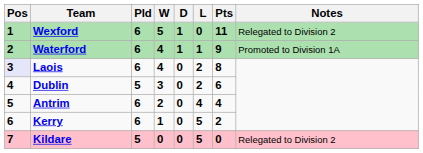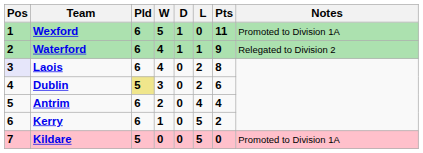(287, 32) Relegated to Division 2 -> (289, 32) Promoted to Division 1A
(289, 50) Promoted to Division 1A -> (287, 50) Relegated to Division 2
(137, 85) no background -> (137, 85) khaki background
(287, 140) Relegated to Division 2 -> (289, 140) Promoted to Division 1A
